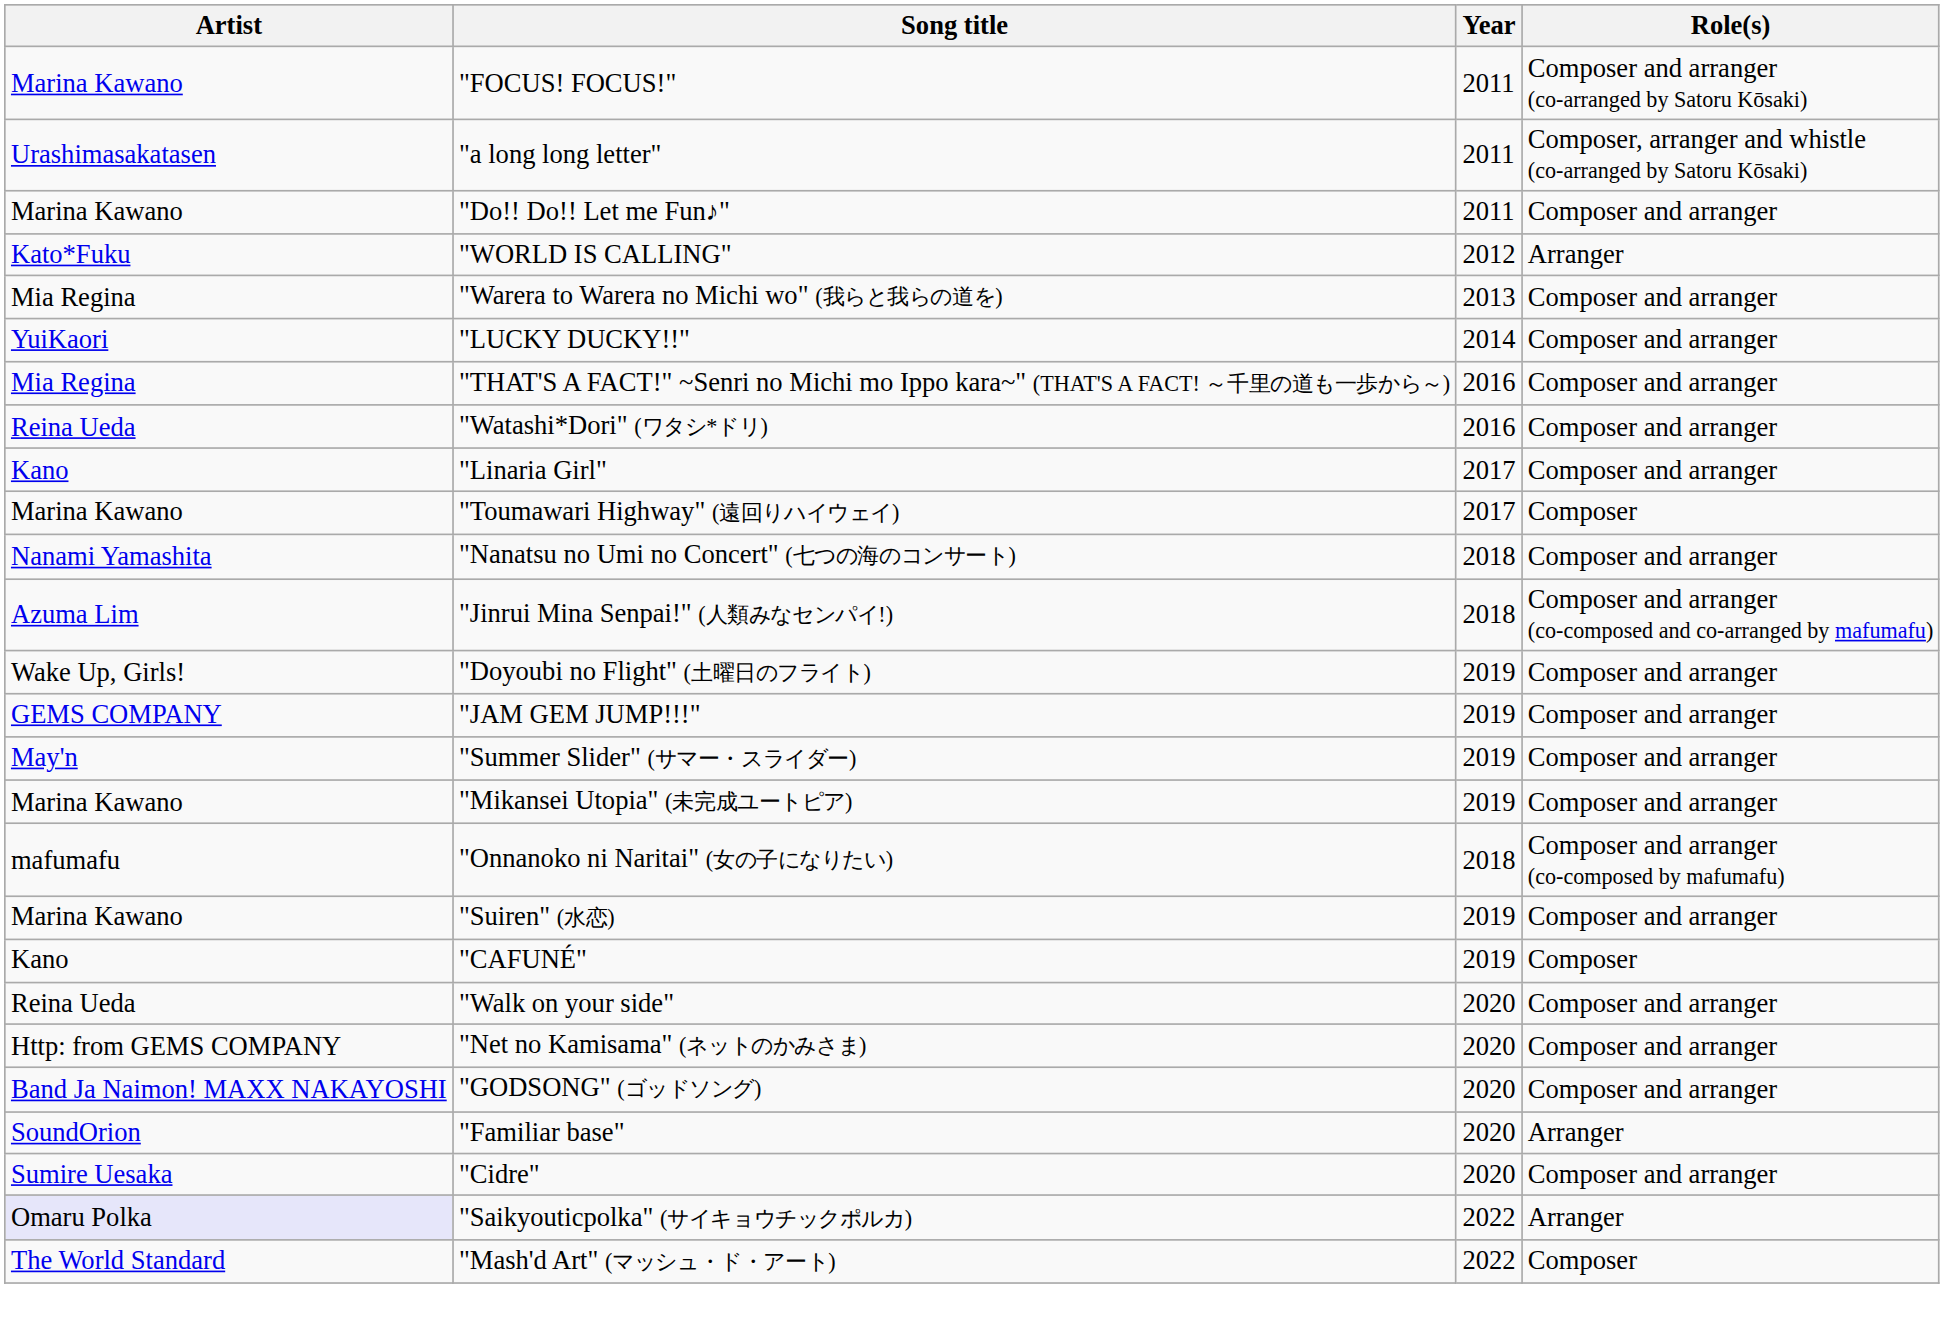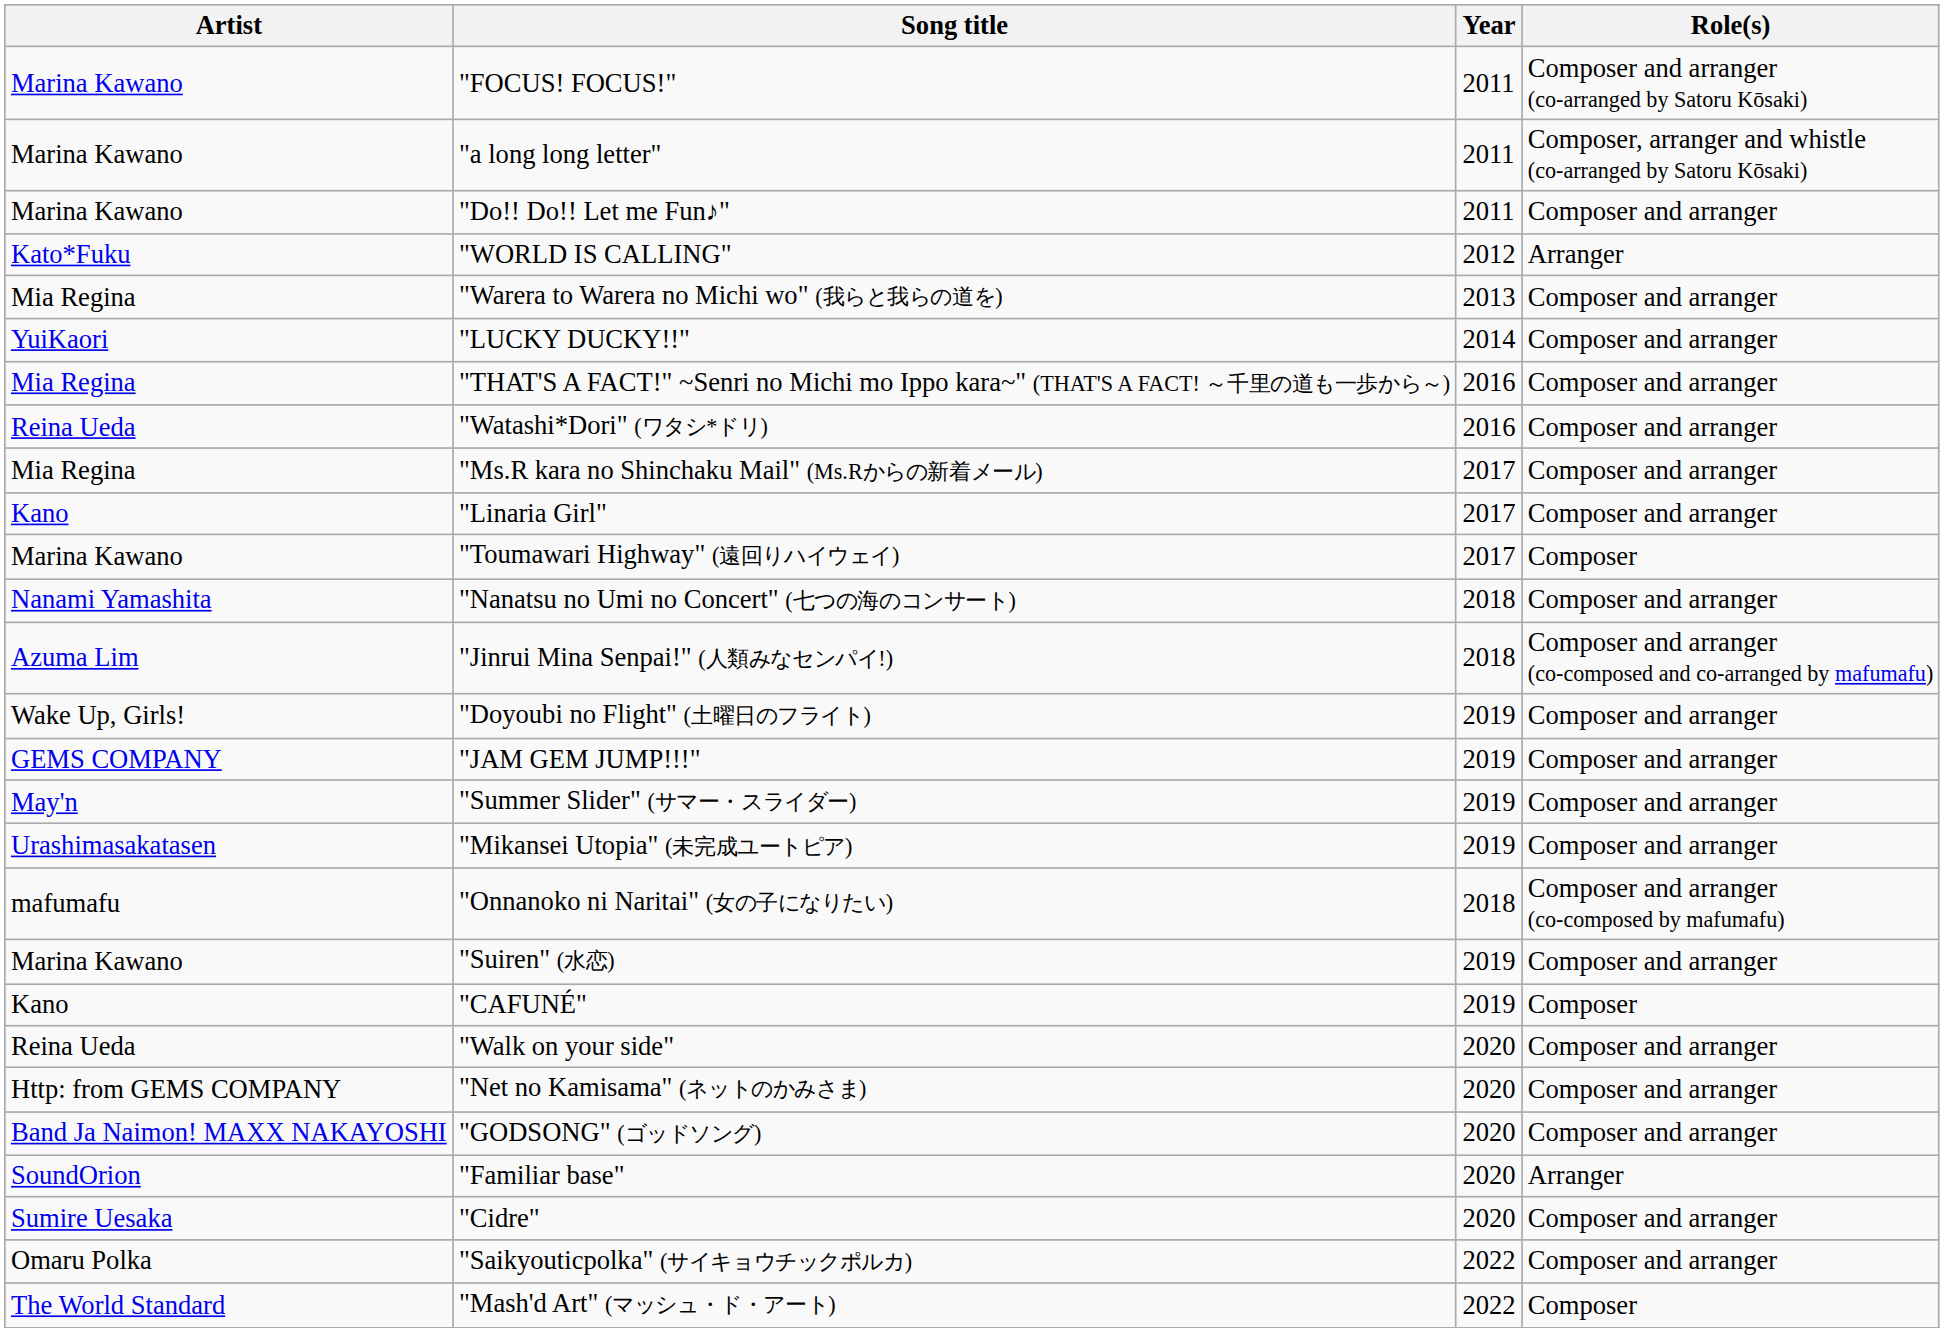(113, 154) Urashimasakatasen -> (97, 154) Marina Kawano
+ row: (751, 469)
(97, 801) Marina Kawano -> (113, 845) Urashimasakatasen
(81, 1217) lavender background -> (81, 1261) no background
(1576, 1217) Arranger -> (1652, 1261) Composer and arranger
